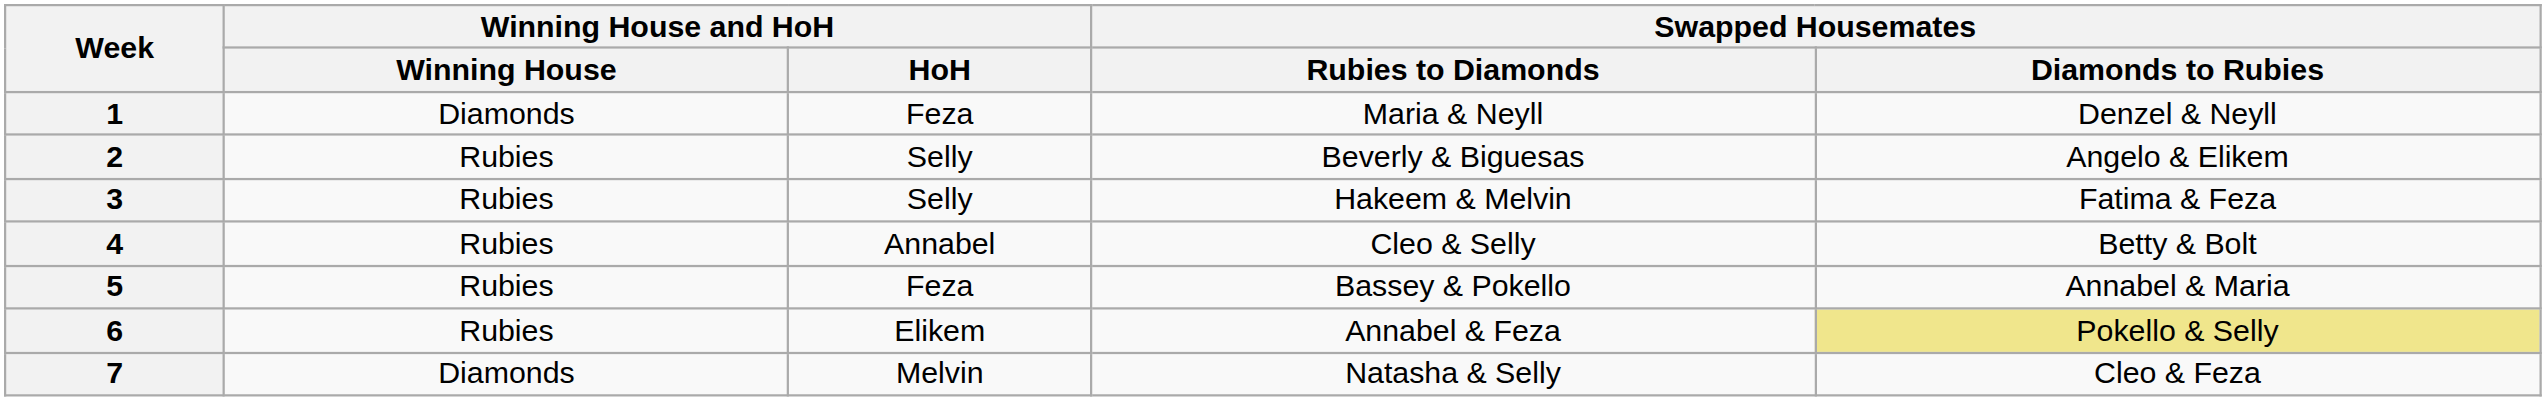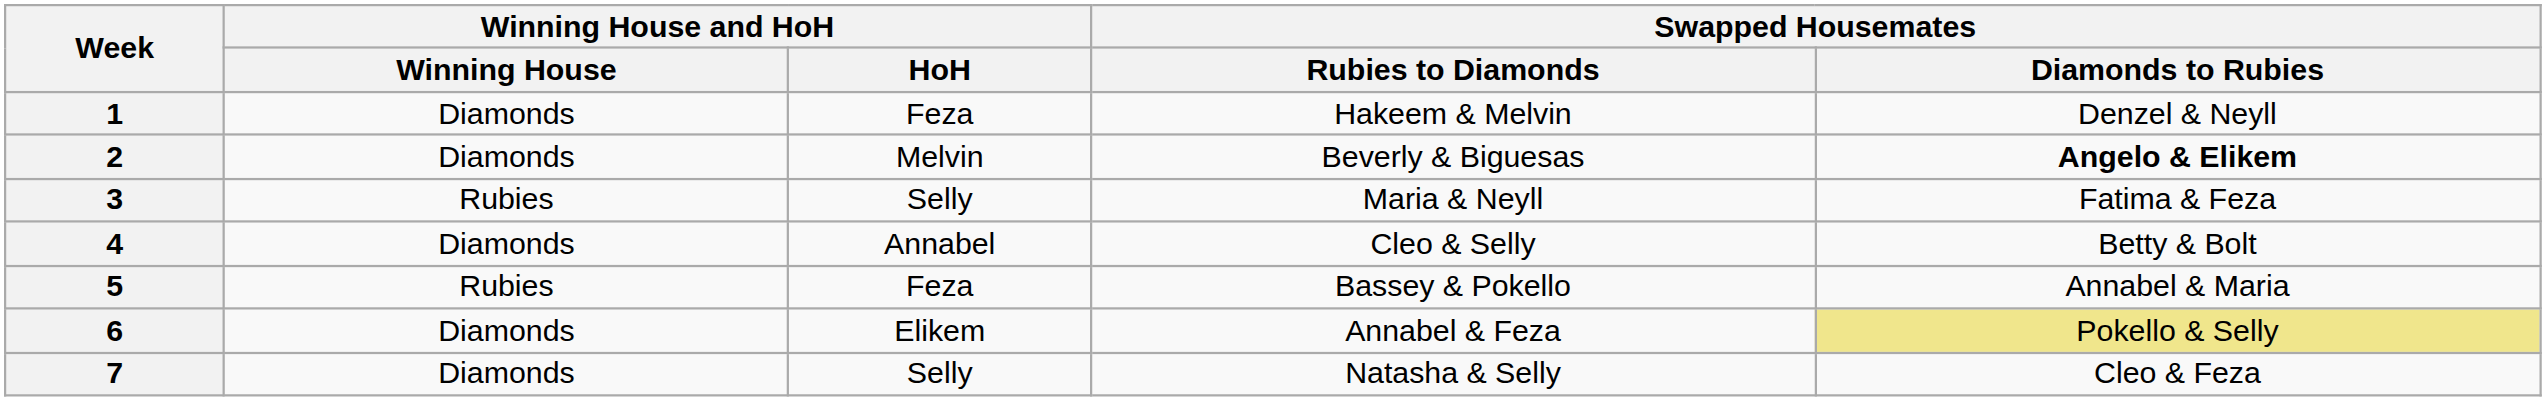(1453, 113) Maria & Neyll -> (1453, 113) Hakeem & Melvin
(506, 156) Rubies -> (506, 156) Diamonds
(940, 156) Selly -> (940, 156) Melvin
(2177, 156) normal -> (2177, 156) bold
(1453, 200) Hakeem & Melvin -> (1453, 200) Maria & Neyll
(506, 243) Rubies -> (506, 243) Diamonds
(506, 330) Rubies -> (506, 330) Diamonds
(940, 373) Melvin -> (940, 373) Selly
